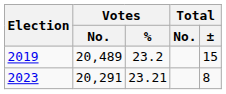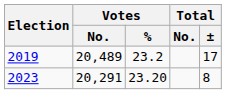(210, 57) 15 -> (210, 57) 17
(148, 78) 23.21 -> (148, 78) 23.20
